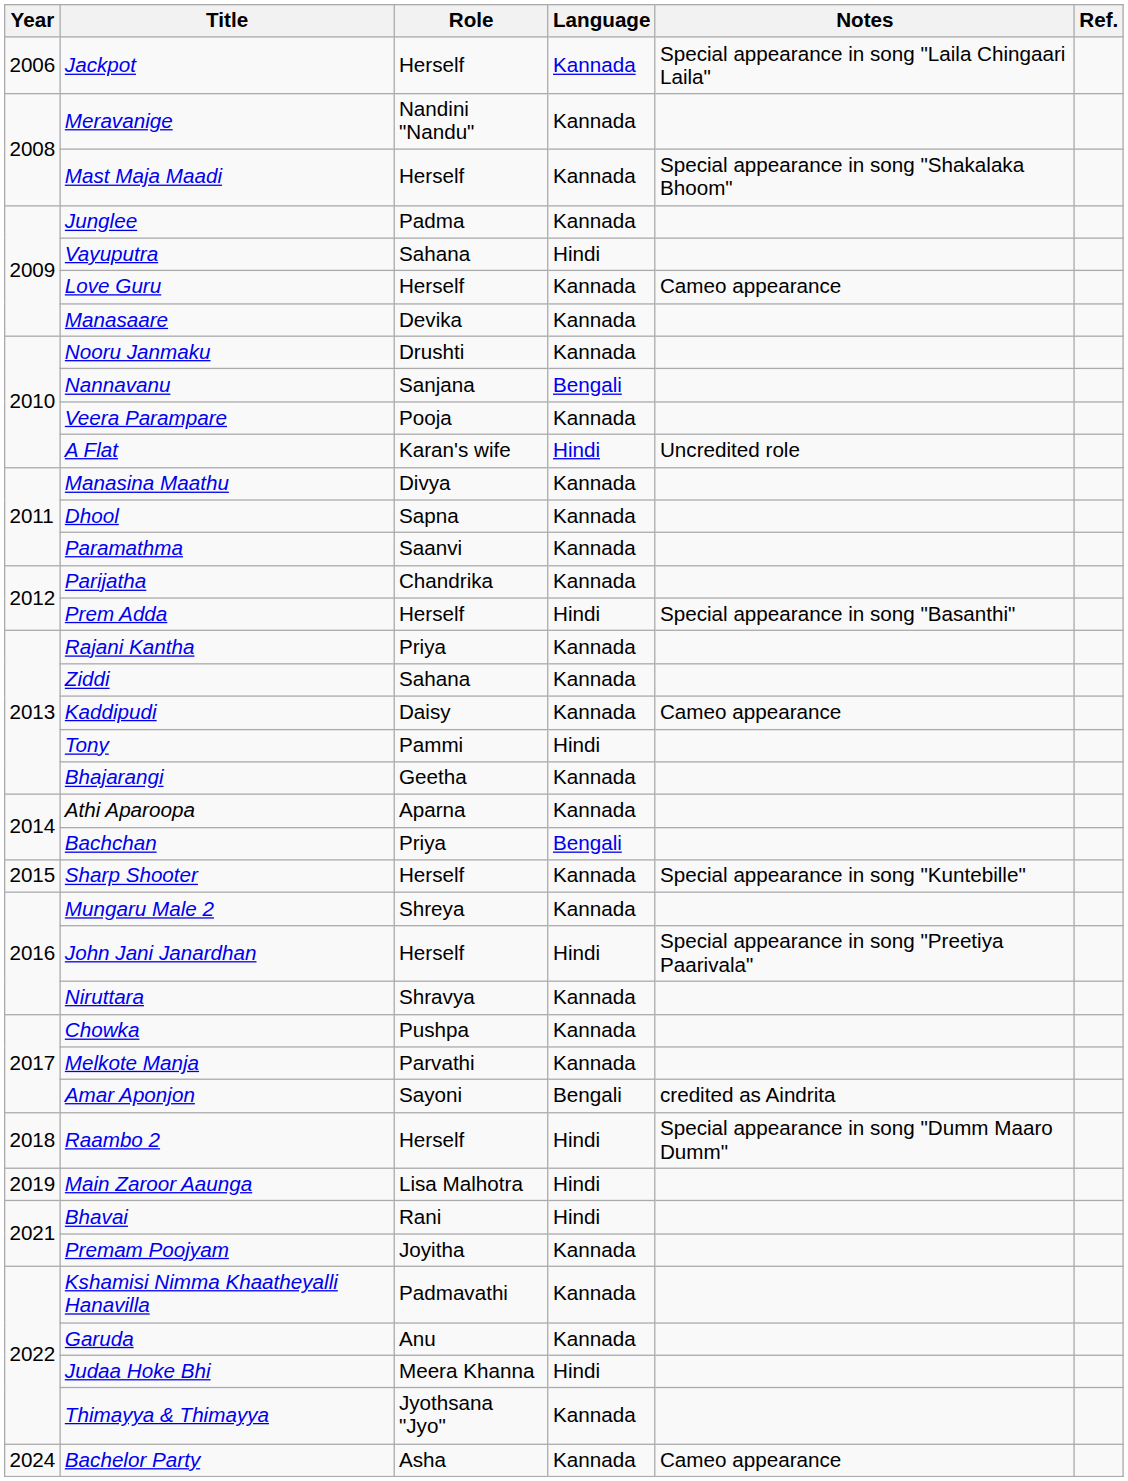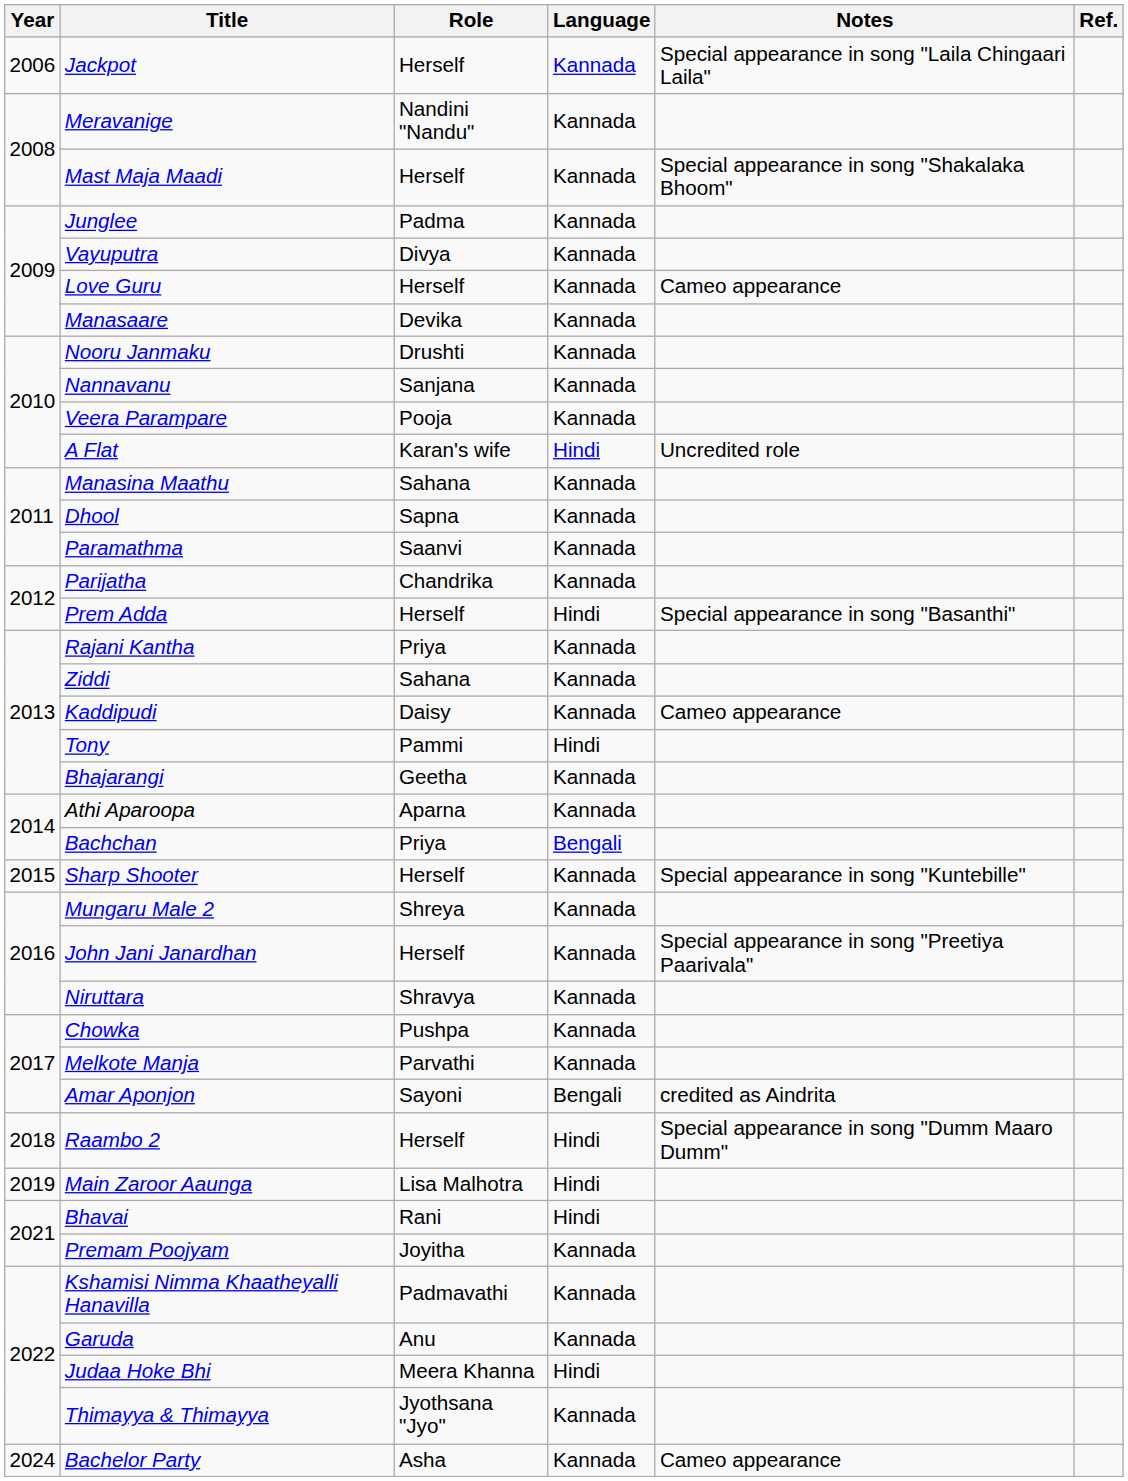(435, 254) Sahana -> (425, 254) Divya
(576, 254) Hindi -> (594, 254) Kannada
(587, 385) Bengali -> (594, 385) Kannada
(425, 483) Divya -> (435, 483) Sahana
(576, 953) Hindi -> (594, 953) Kannada
